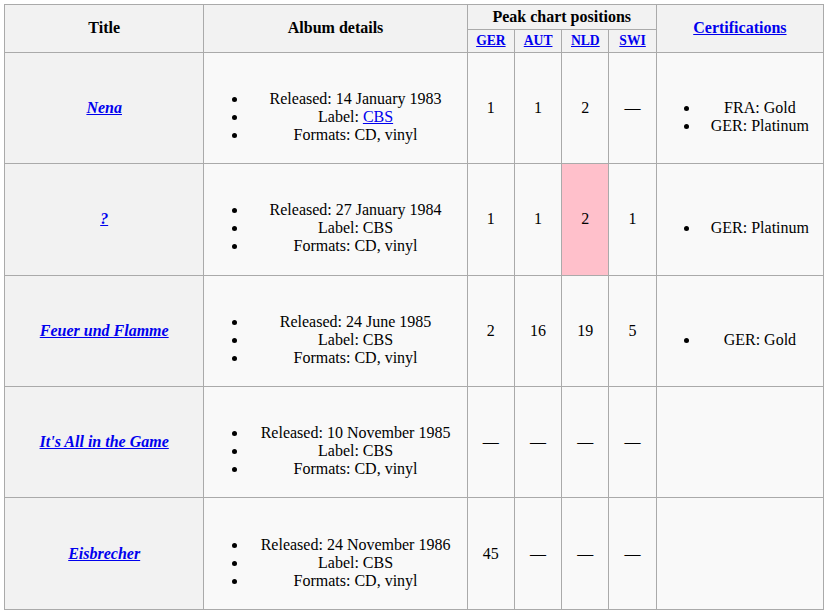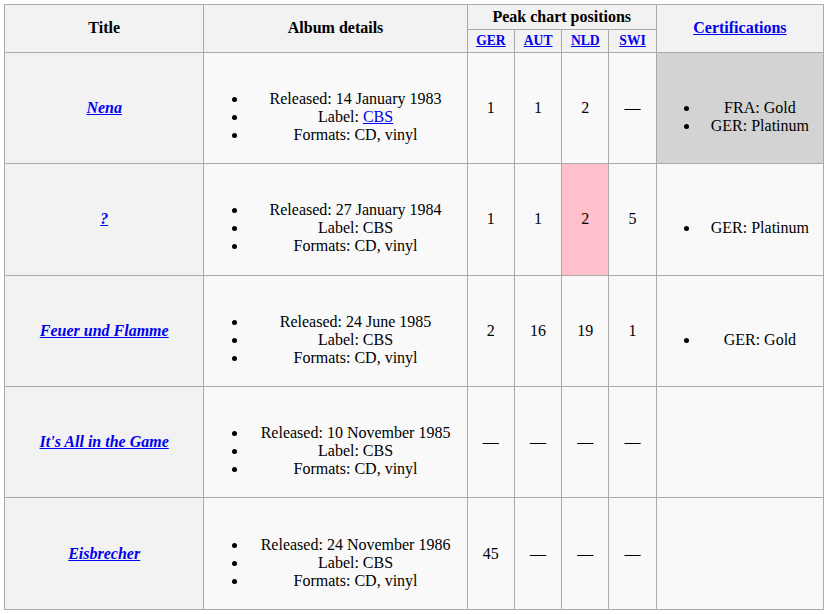(740, 117) no background -> (740, 117) lightgrey background
(633, 219) 1 -> (633, 219) 5
(633, 330) 5 -> (633, 330) 1
